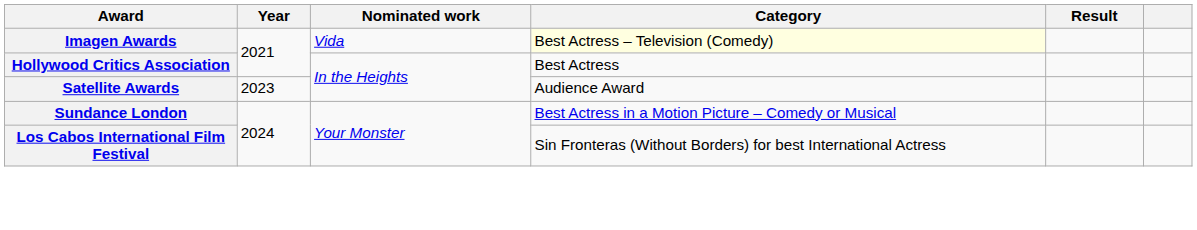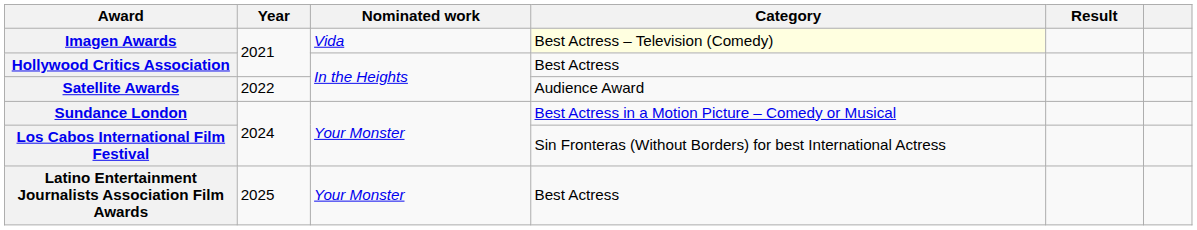(258, 88) 2023 -> (258, 88) 2022
+ row: (121, 195)
